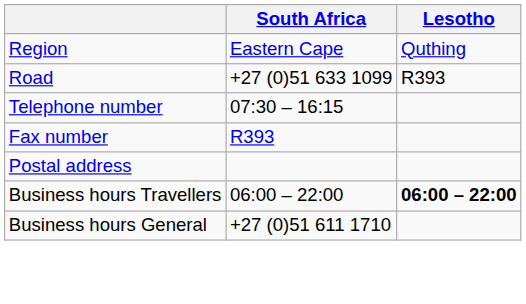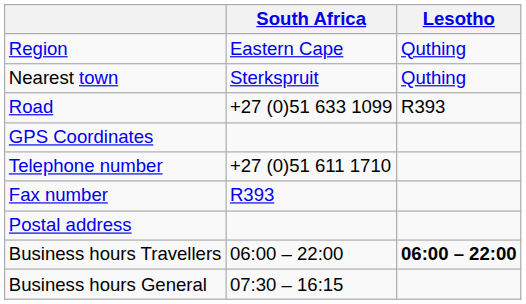+ row: (64, 78)
+ row: (81, 136)
(287, 107) 07:30 – 16:15 -> (310, 166) +27 (0)51 611 1710
(310, 225) +27 (0)51 611 1710 -> (287, 284) 07:30 – 16:15
